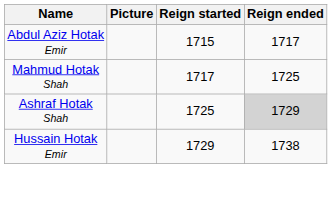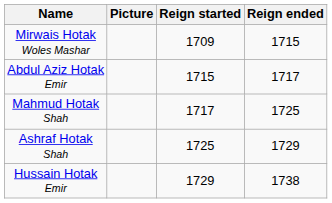+ row: (56, 42)
(285, 111) lightgrey background -> (285, 146) no background
